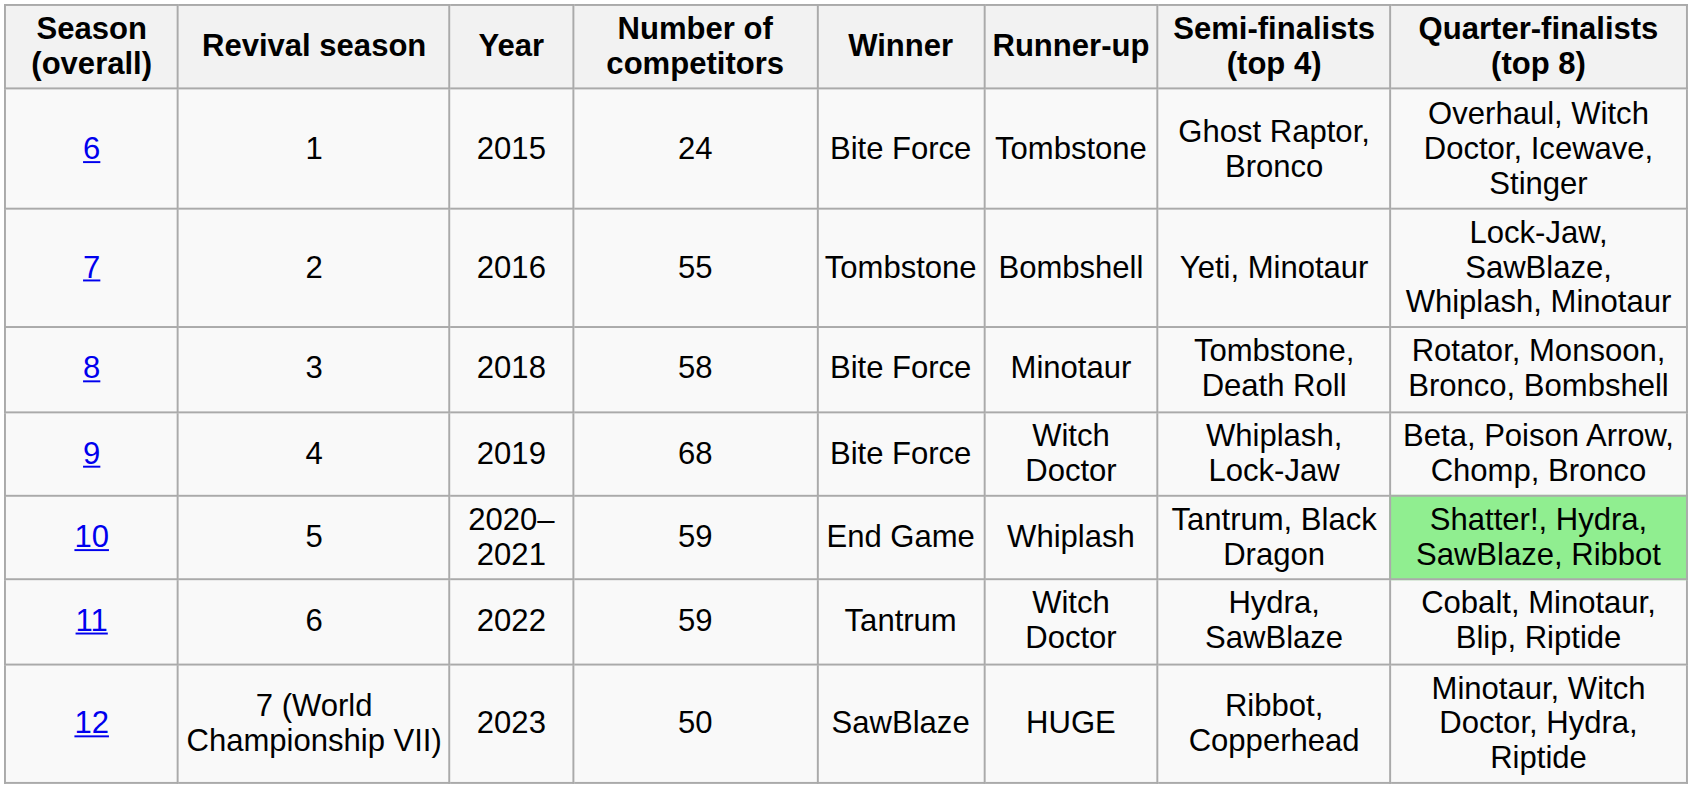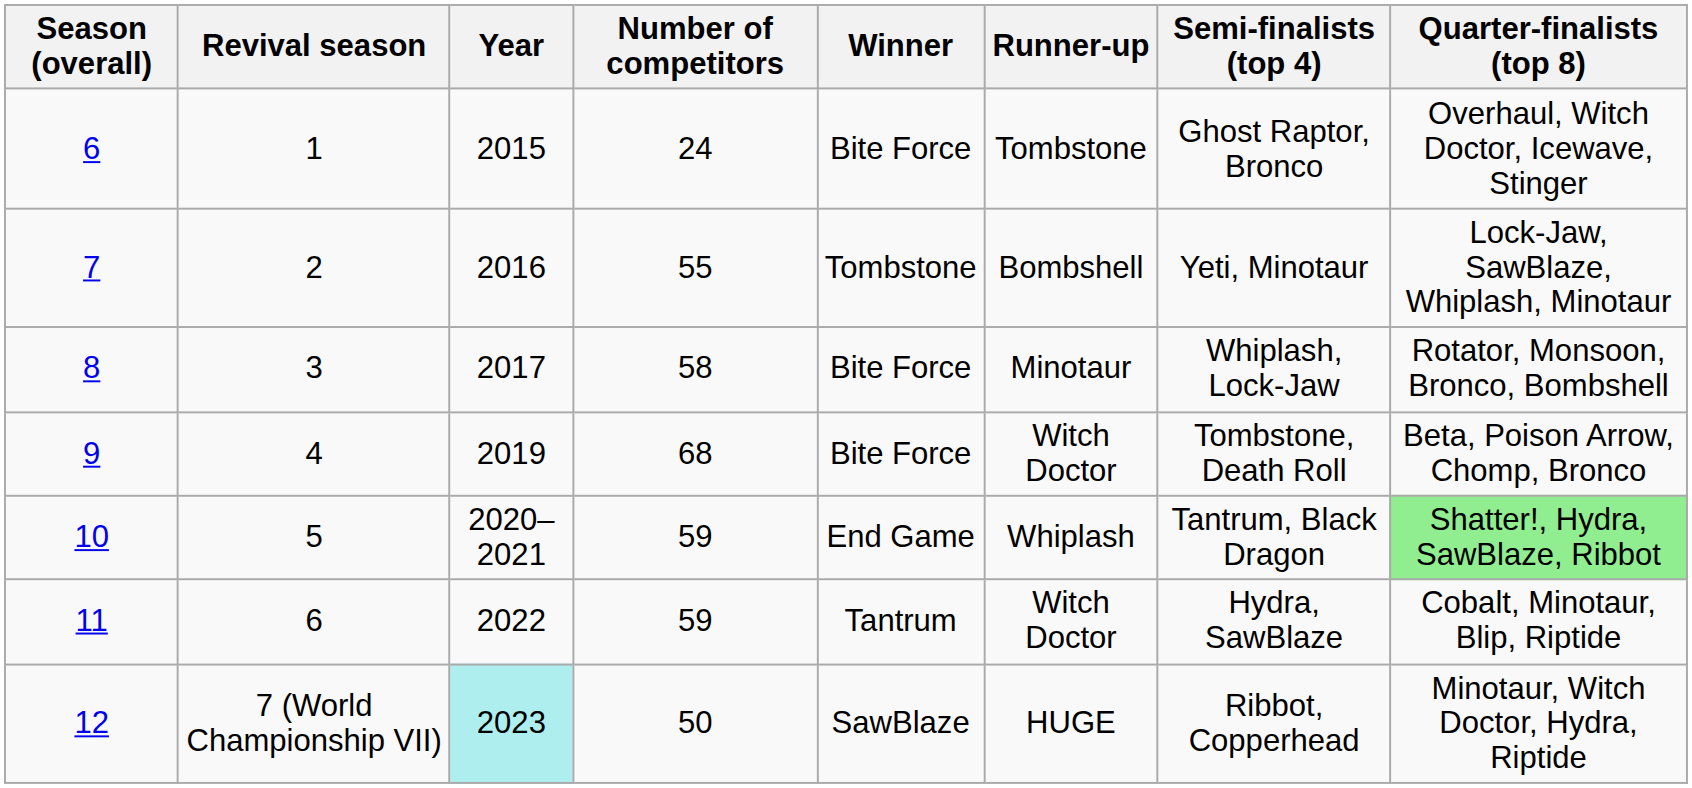(511, 368) 2018 -> (511, 368) 2017
(1274, 368) Tombstone, Death Roll -> (1274, 368) Whiplash, Lock-Jaw
(1274, 453) Whiplash, Lock-Jaw -> (1274, 453) Tombstone, Death Roll
(511, 722) no background -> (511, 722) paleturquoise background
